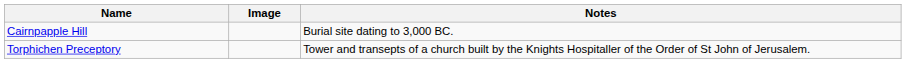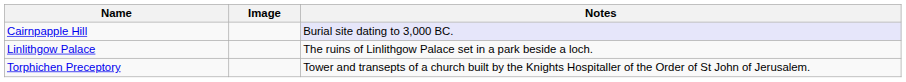(378, 31) no background -> (378, 31) lavender background
+ row: (51, 49)
